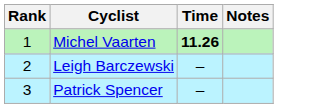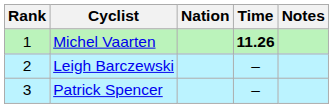+ column: (205, 16)
